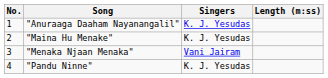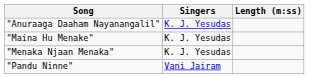- column: (14, 12)
(212, 53) Vani Jairam -> (198, 53) K. J. Yesudas
(217, 67) K. J. Yesudas -> (193, 67) Vani Jairam
